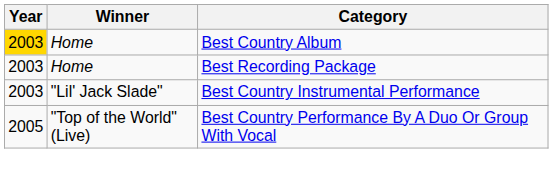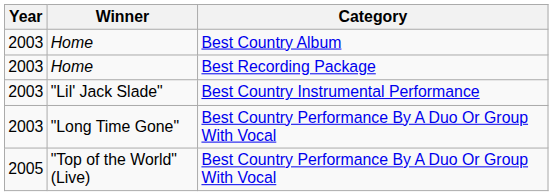(26, 42) gold background -> (26, 42) no background
+ row: (115, 126)
